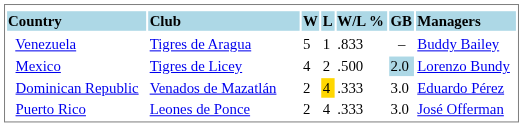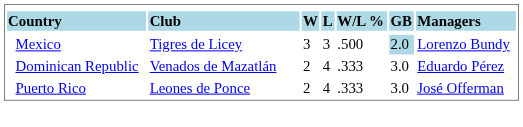- row: (42, 44)
(307, 66) 4 -> (307, 44) 3
(326, 66) 2 -> (326, 44) 3
(326, 87) gold background -> (326, 66) no background
